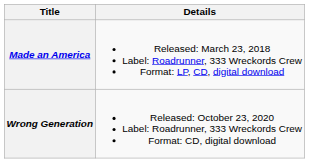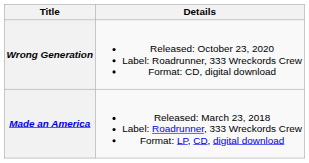rows swapped: (50, 54) <-> (50, 123)
